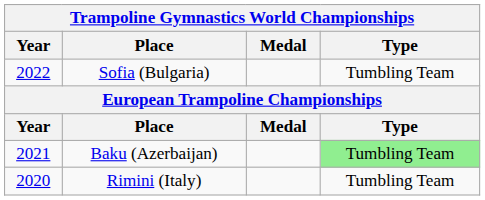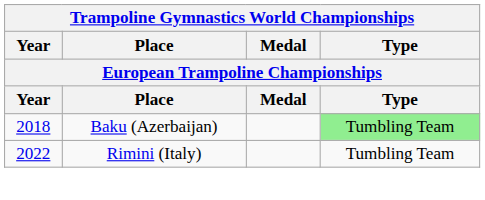- row: (154, 72)
(33, 153) 2021 -> (33, 126) 2018
(33, 180) 2020 -> (33, 153) 2022
